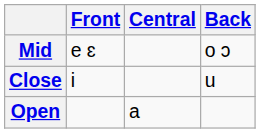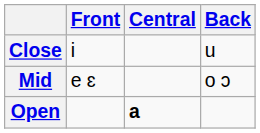rows swapped: (35, 81) <-> (35, 50)
(134, 111) normal -> (134, 111) bold
